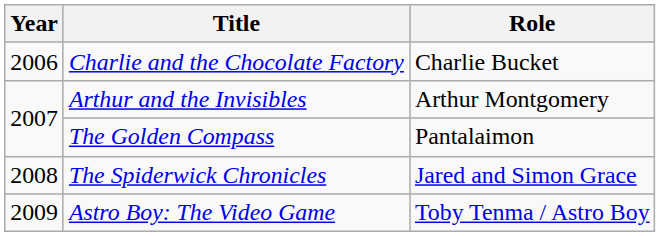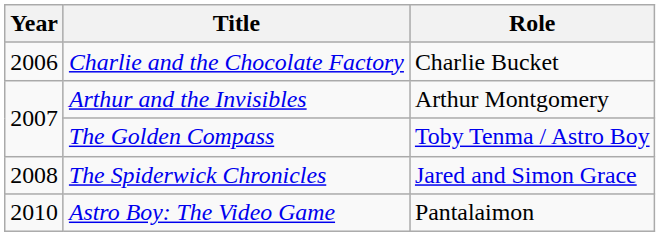(475, 136) Pantalaimon -> (532, 136) Toby Tenma / Astro Boy
(34, 212) 2009 -> (34, 212) 2010
(532, 212) Toby Tenma / Astro Boy -> (475, 212) Pantalaimon
